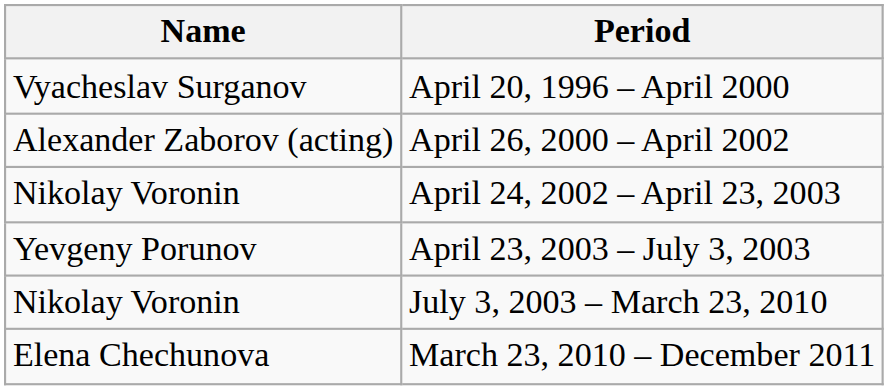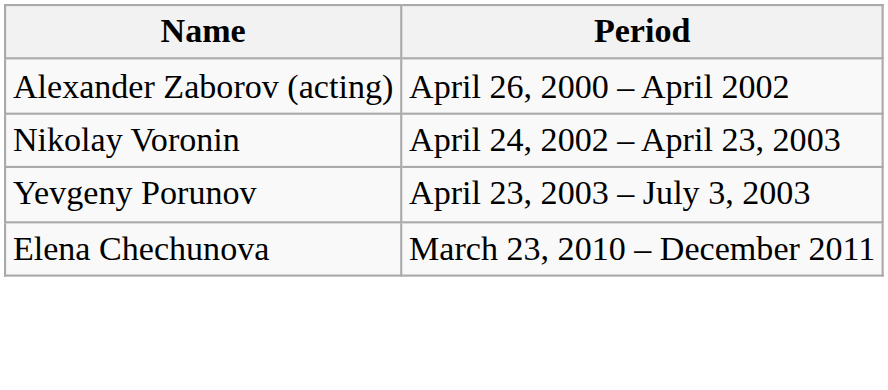- row: (599, 85)
- row: (618, 301)
